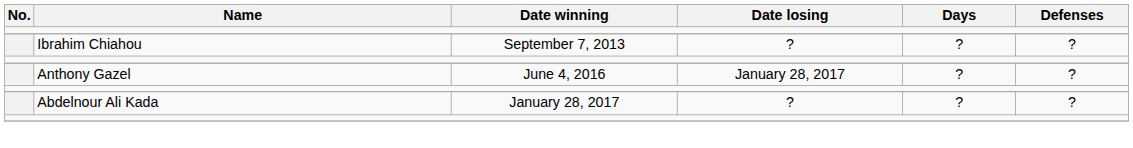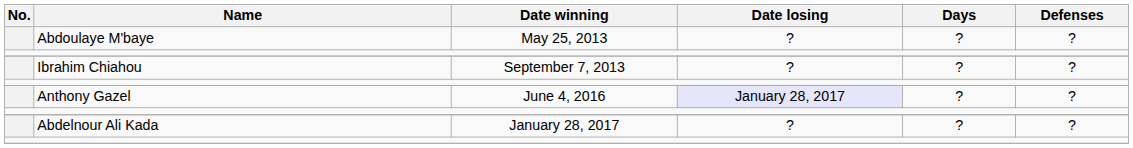+ row: (96, 38)
(790, 74) no background -> (790, 96) lavender background
